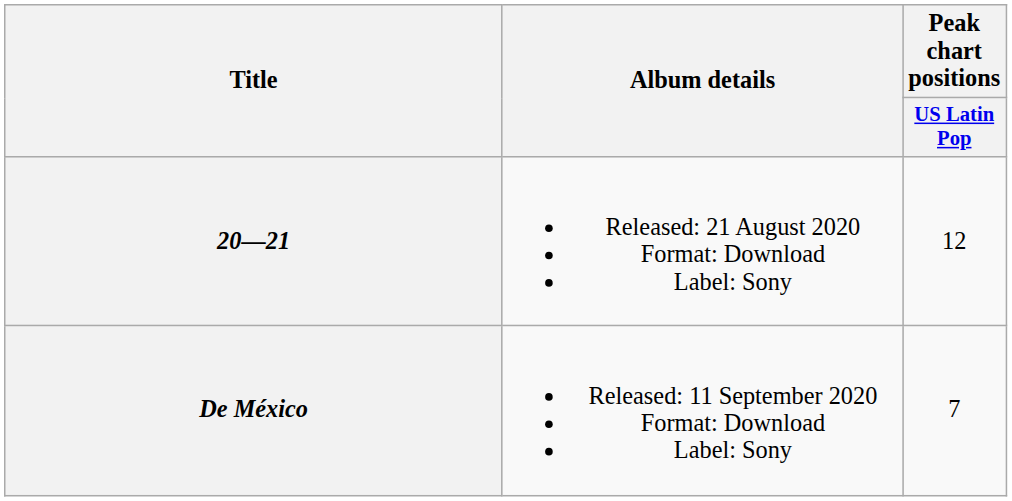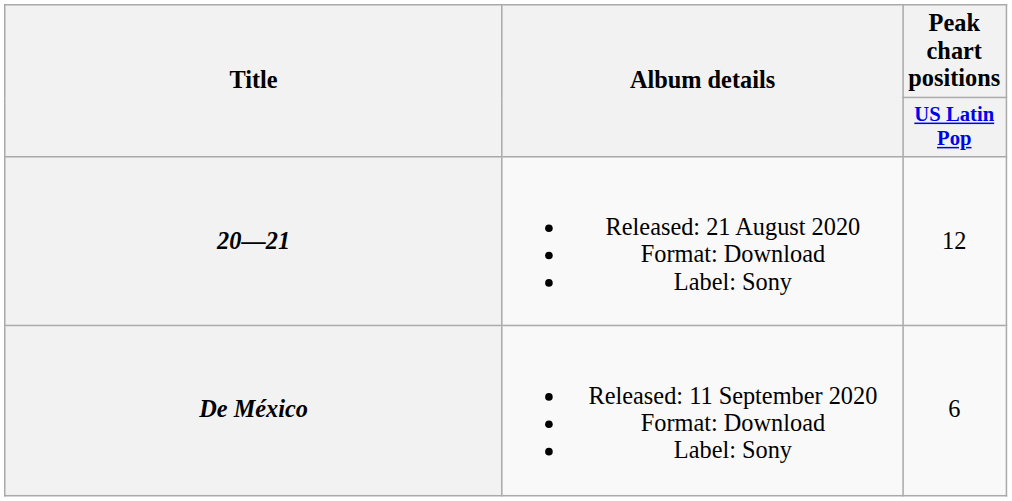(954, 410) 7 -> (954, 410) 6
